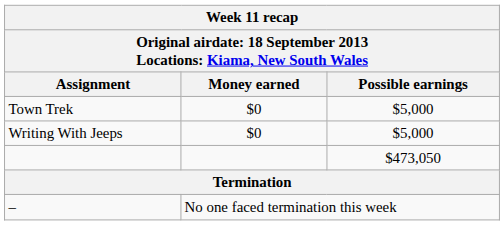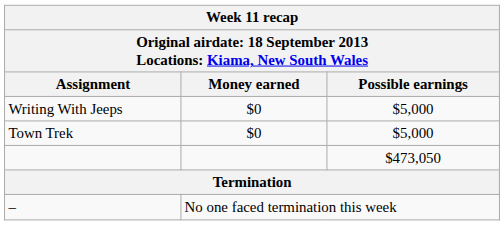rows swapped: (66, 133) <-> (41, 108)
